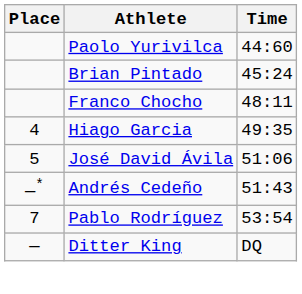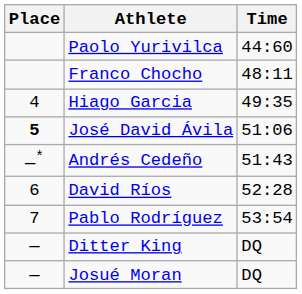- row: (135, 75)
(34, 158) normal -> (34, 131) bold
+ row: (120, 191)
+ row: (125, 275)
